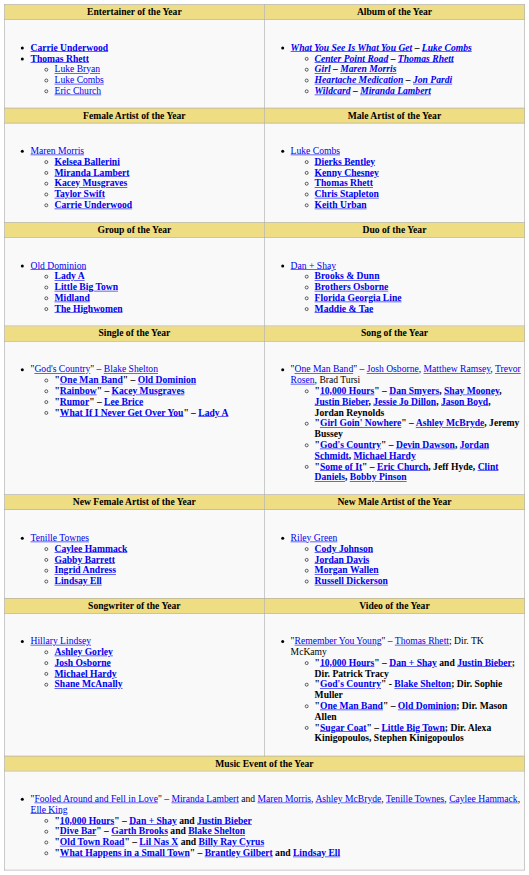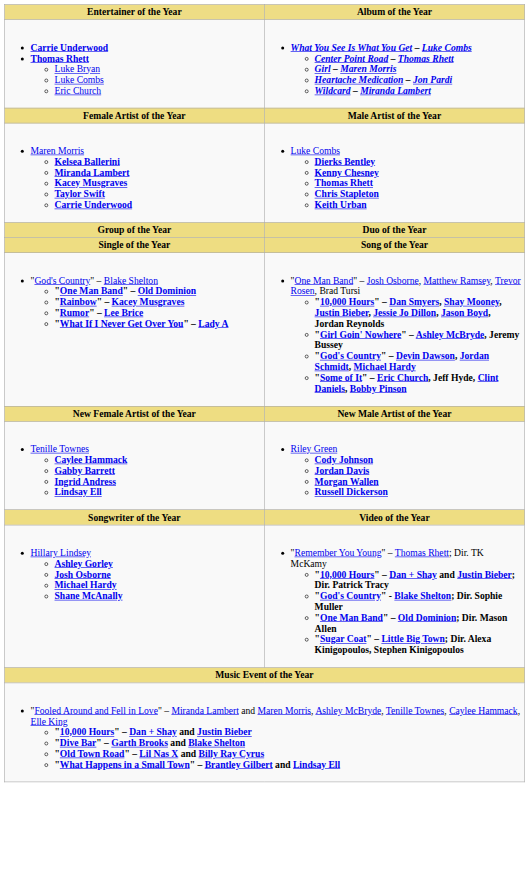- row: (134, 287)
